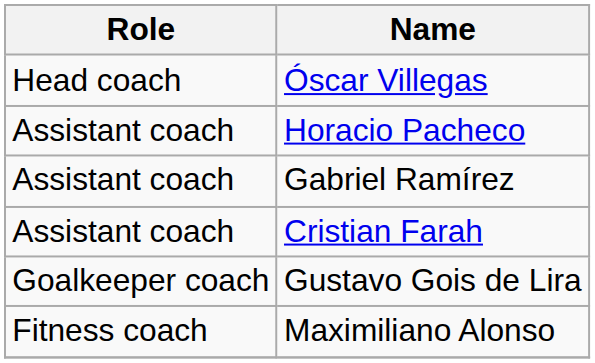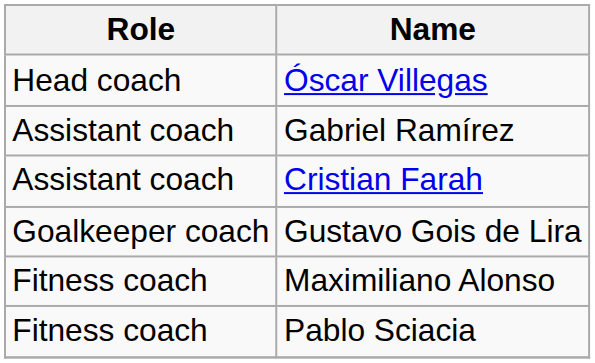- row: (405, 130)
+ row: (380, 331)
